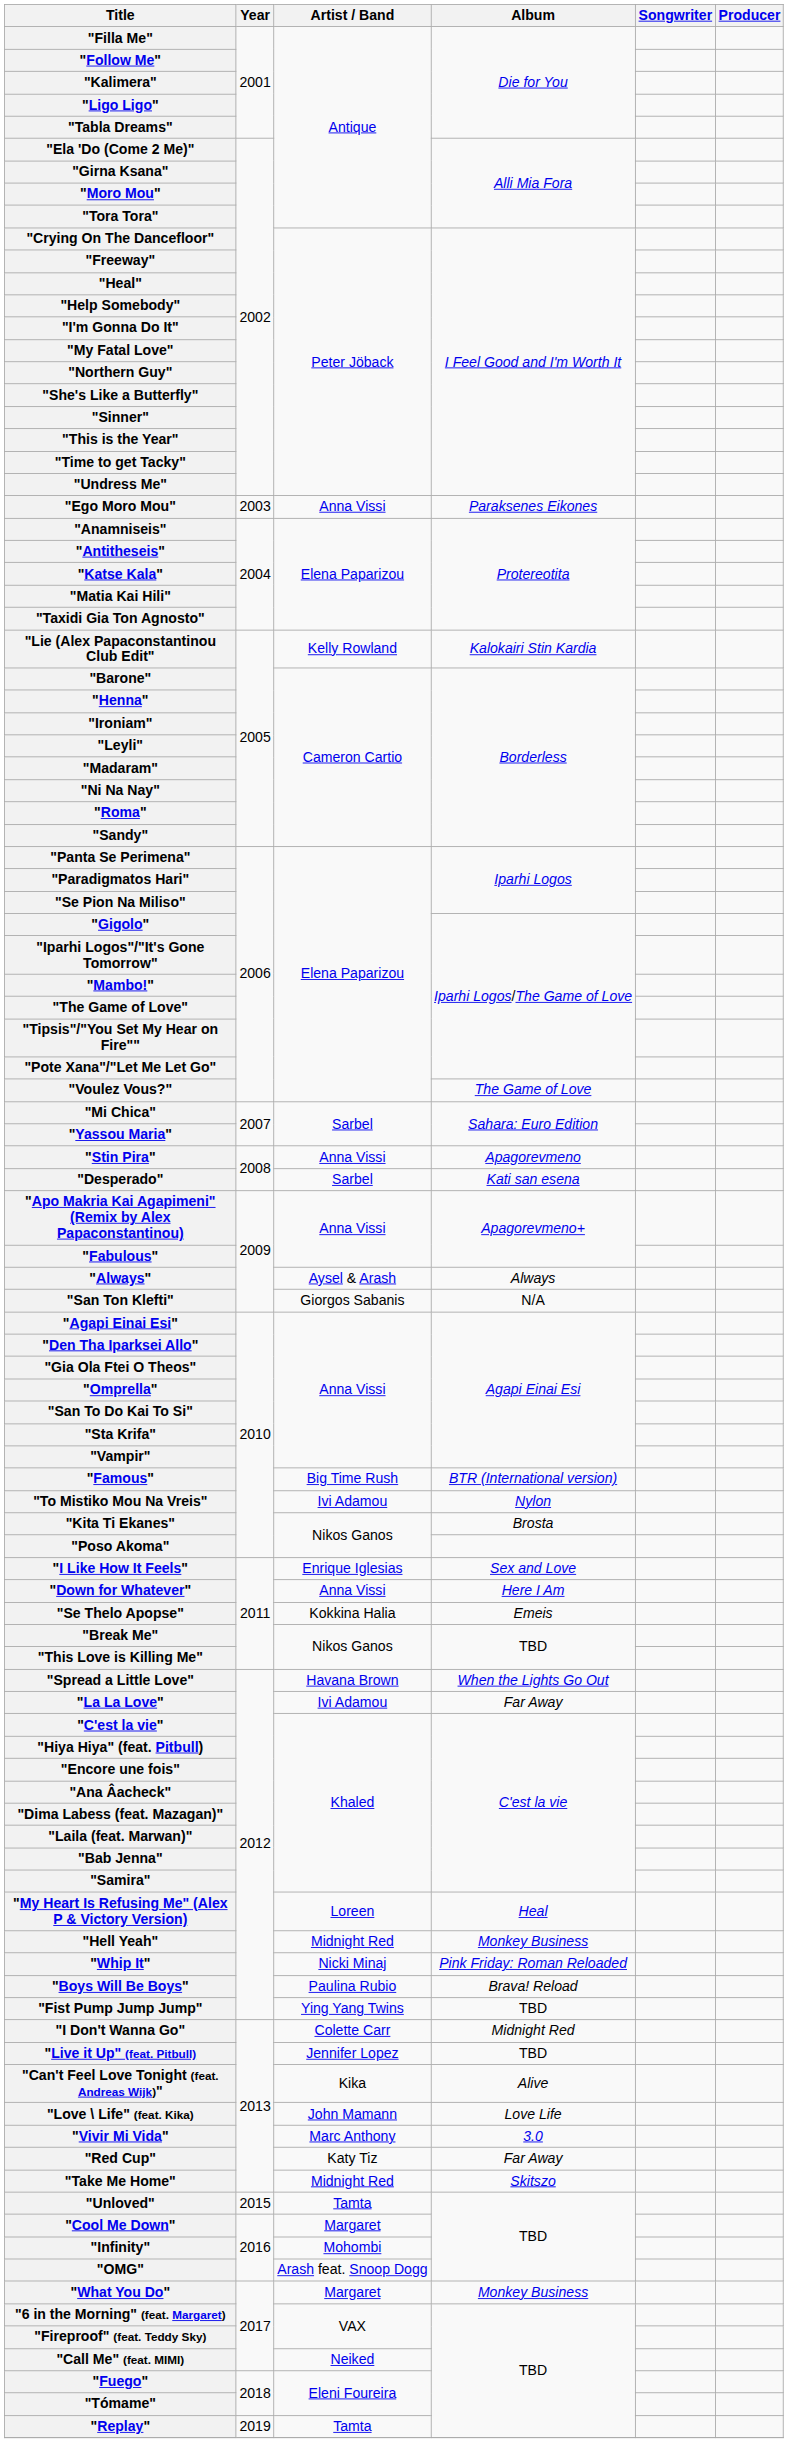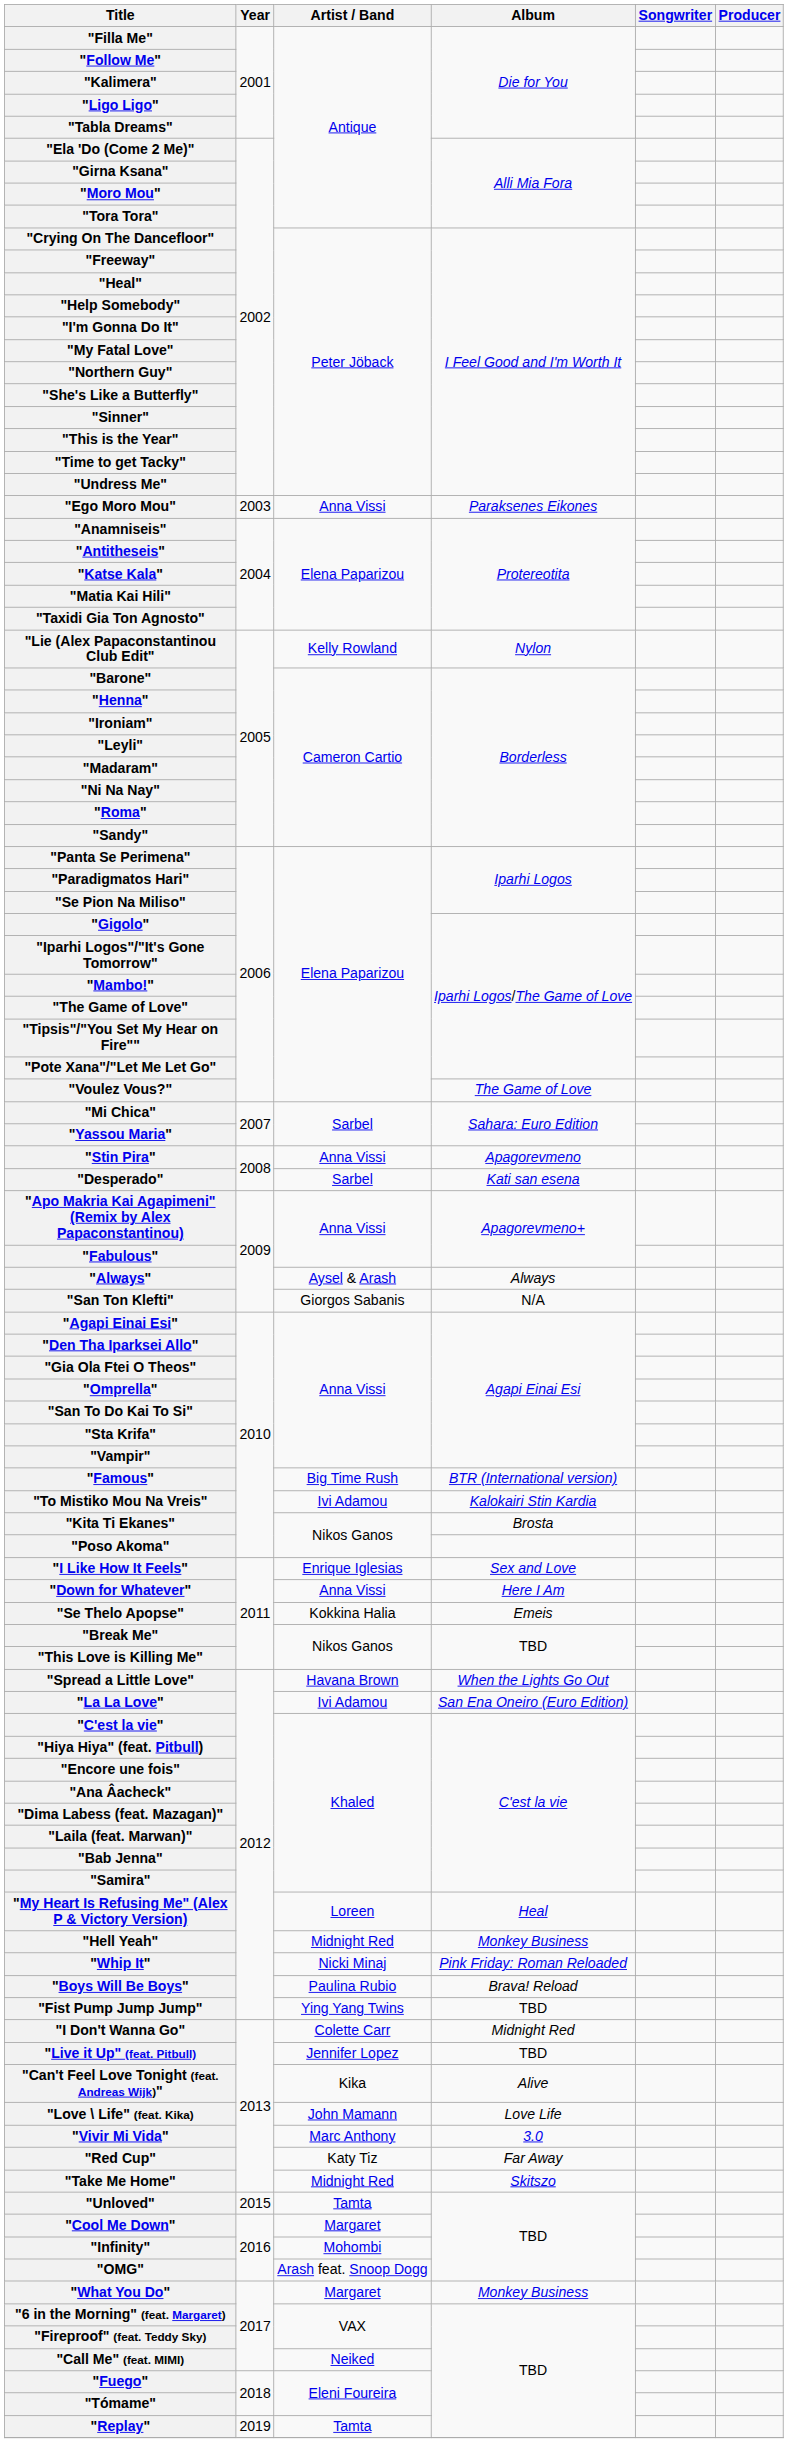(533, 648) Kalokairi Stin Kardia -> (533, 648) Nylon
(533, 1501) Nylon -> (533, 1501) Kalokairi Stin Kardia
(533, 1702) Far Away -> (533, 1702) San Ena Oneiro (Euro Edition)
